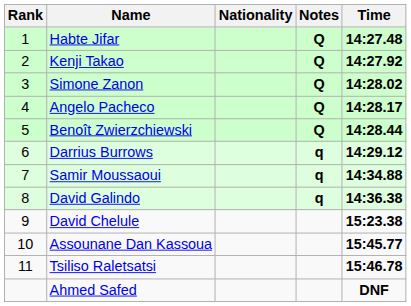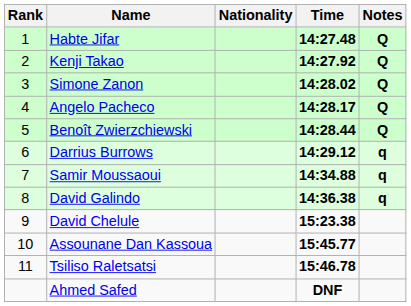columns swapped: (374, 15) <-> (319, 15)
